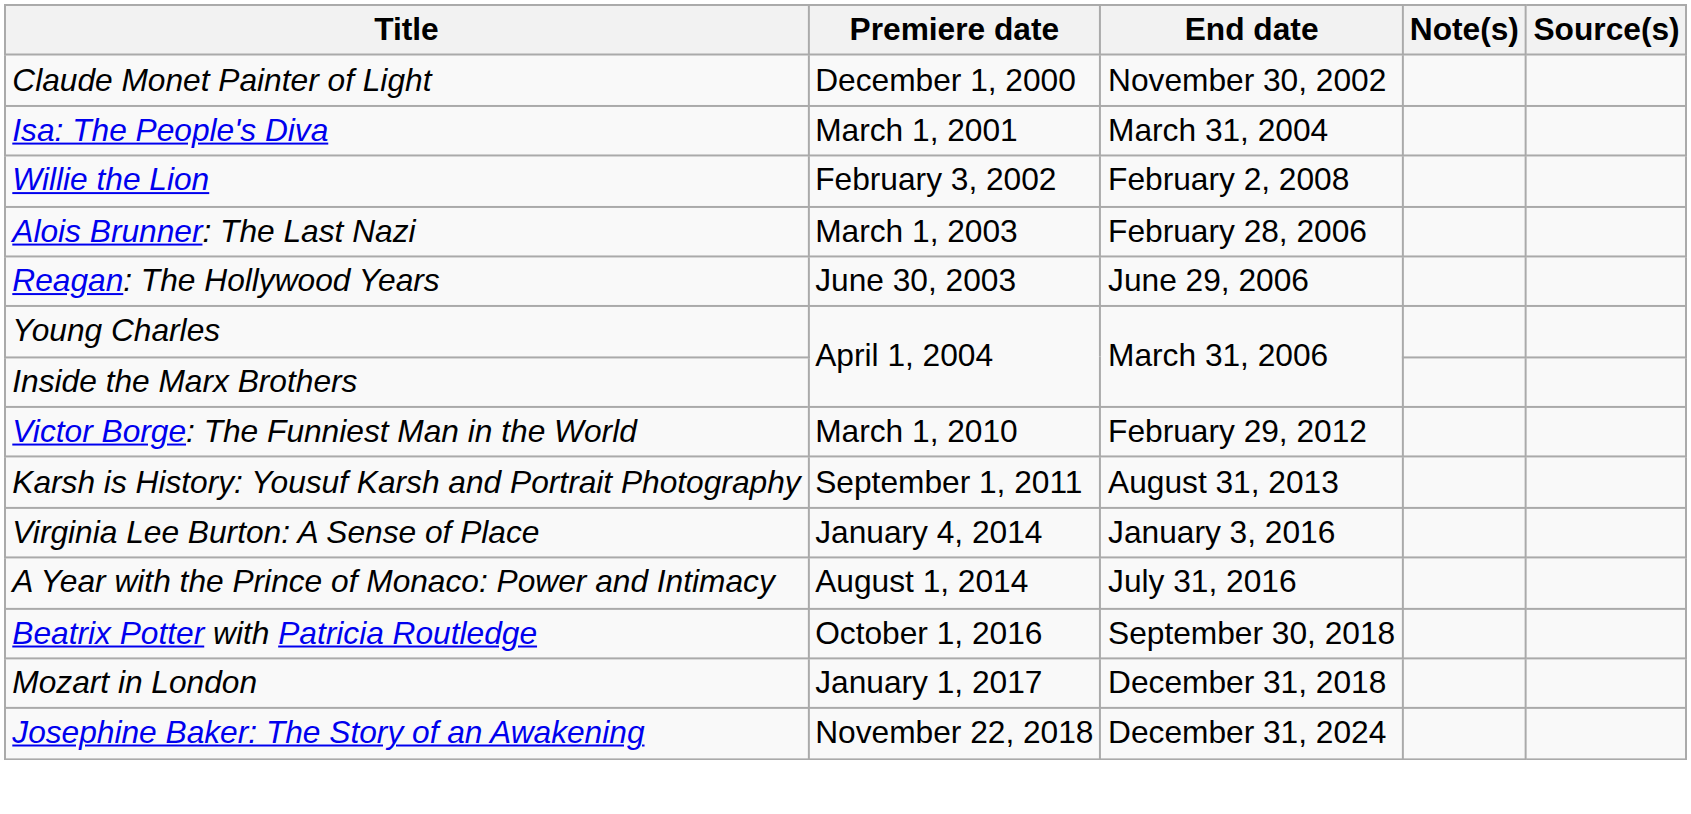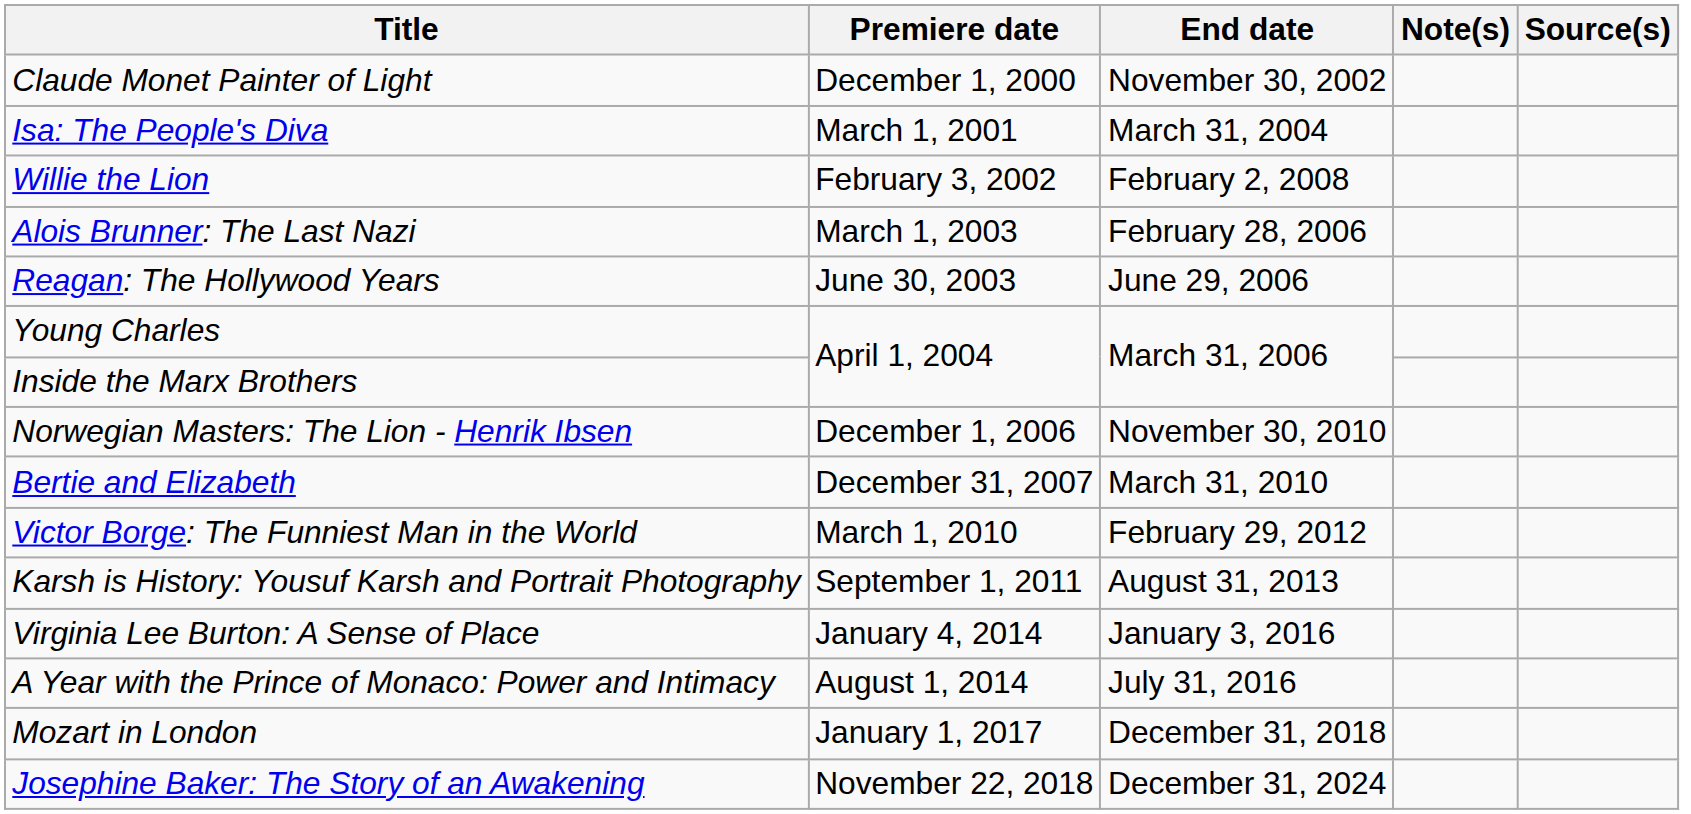+ row: (322, 431)
+ row: (154, 481)
- row: (275, 632)
